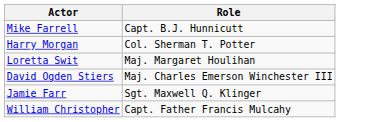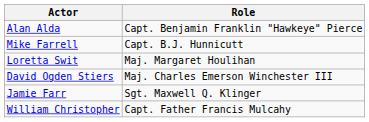+ row: (34, 29)
- row: (42, 45)
